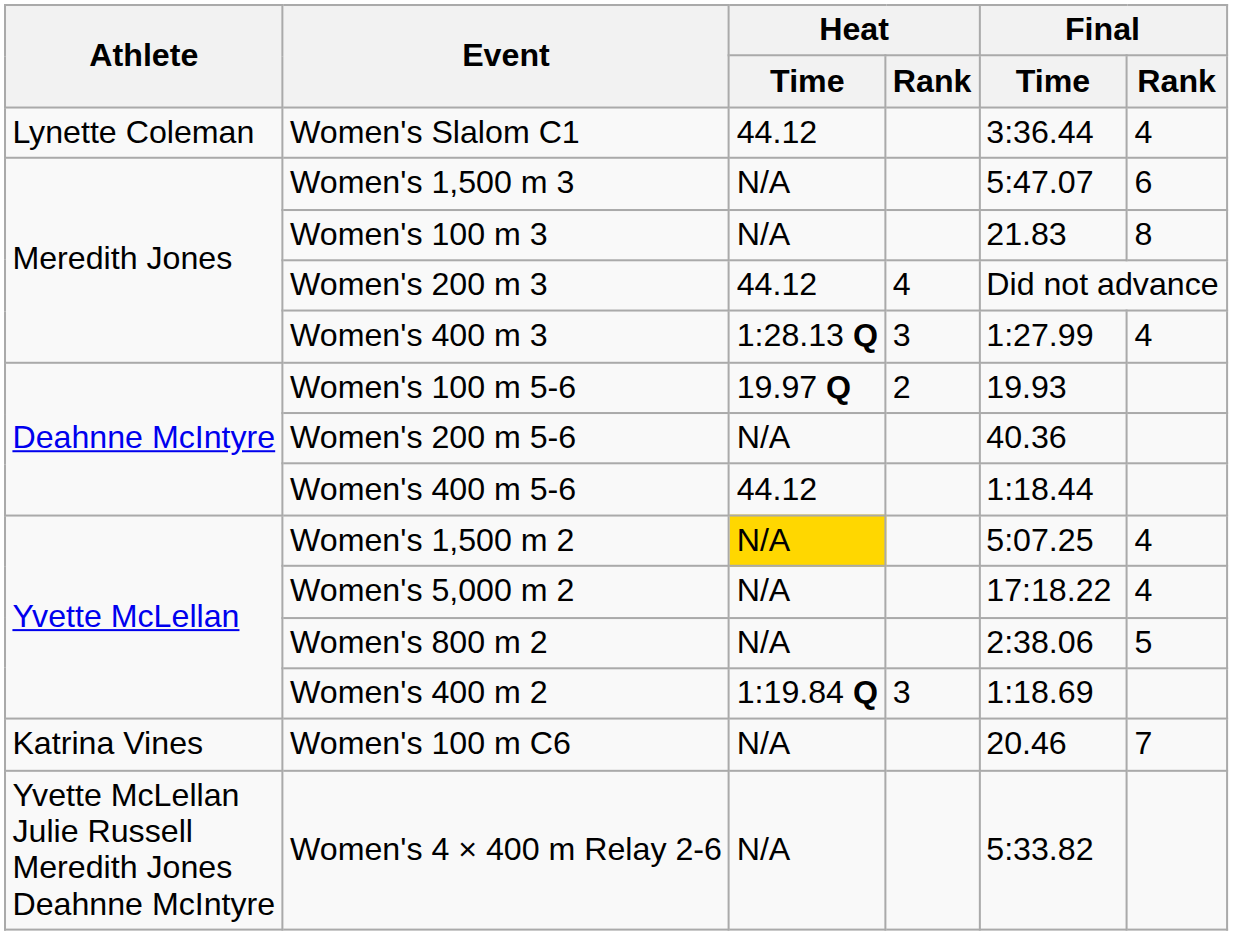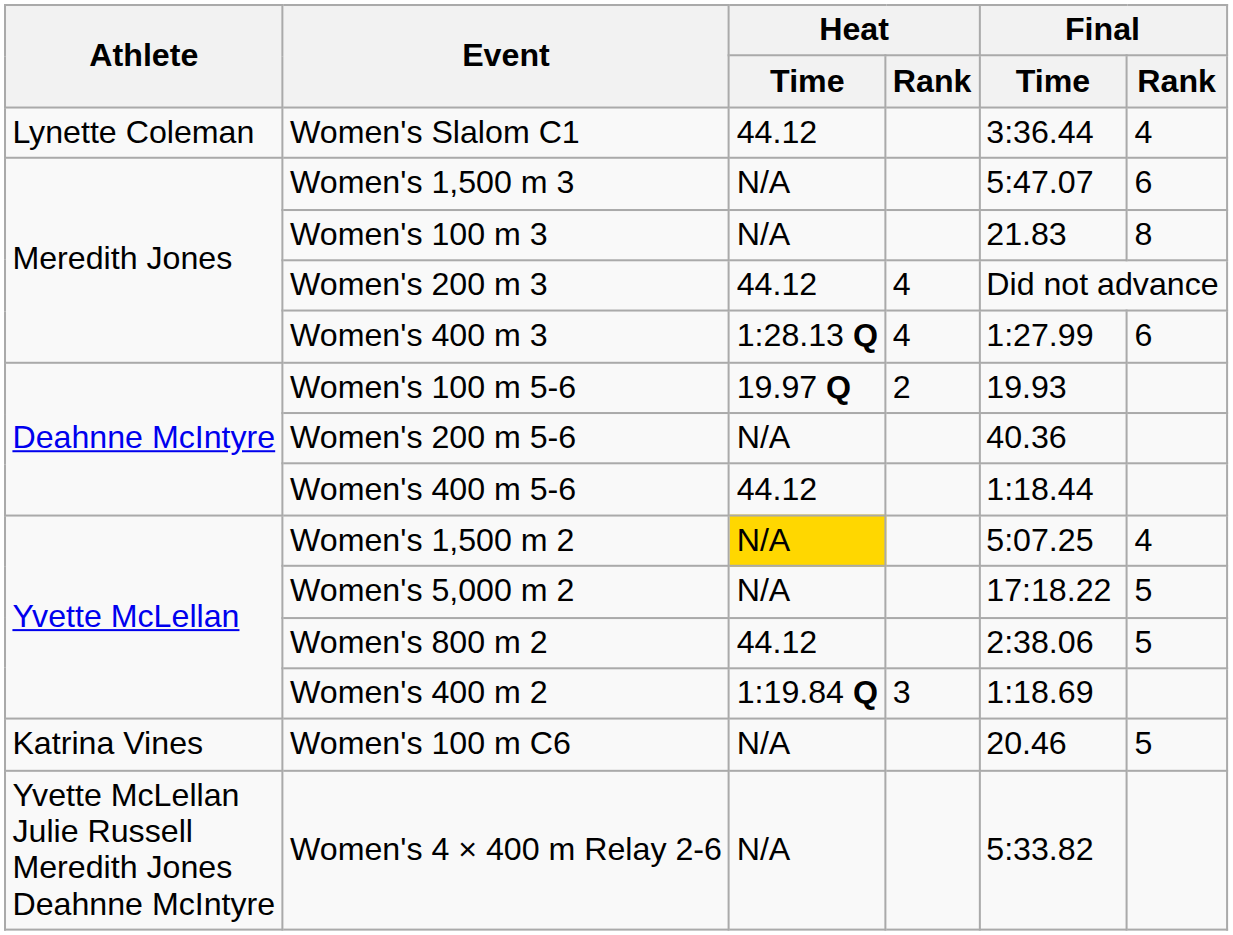(902, 336) 3 -> (902, 336) 4
(1143, 336) 4 -> (1143, 336) 6
(1143, 591) 4 -> (1143, 591) 5
(764, 642) N/A -> (777, 642) 44.12
(1143, 744) 7 -> (1143, 744) 5
